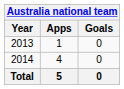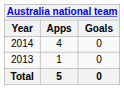rows swapped: (22, 44) <-> (22, 60)
